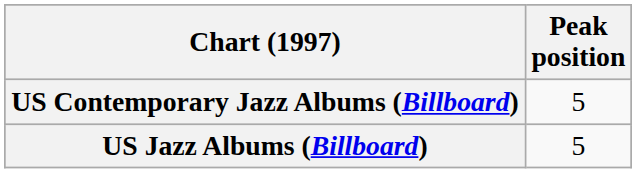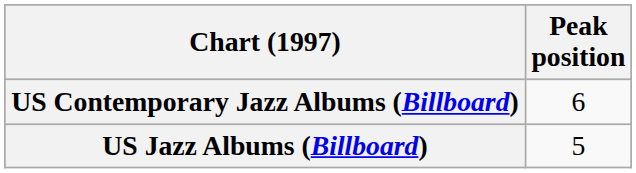(578, 101) 5 -> (578, 101) 6
